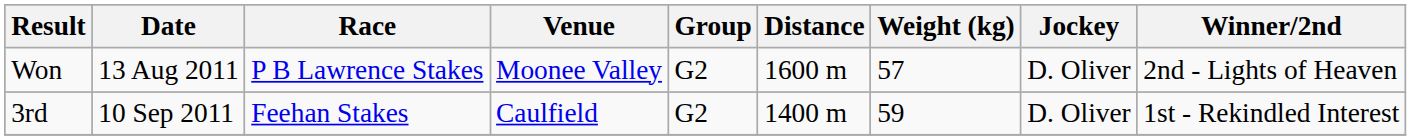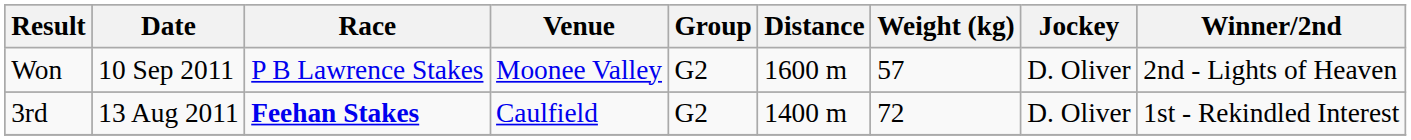(168, 69) 13 Aug 2011 -> (166, 69) 10 Sep 2011
(166, 112) 10 Sep 2011 -> (168, 112) 13 Aug 2011
(330, 112) normal -> (335, 112) bold
(891, 112) 59 -> (891, 112) 72
